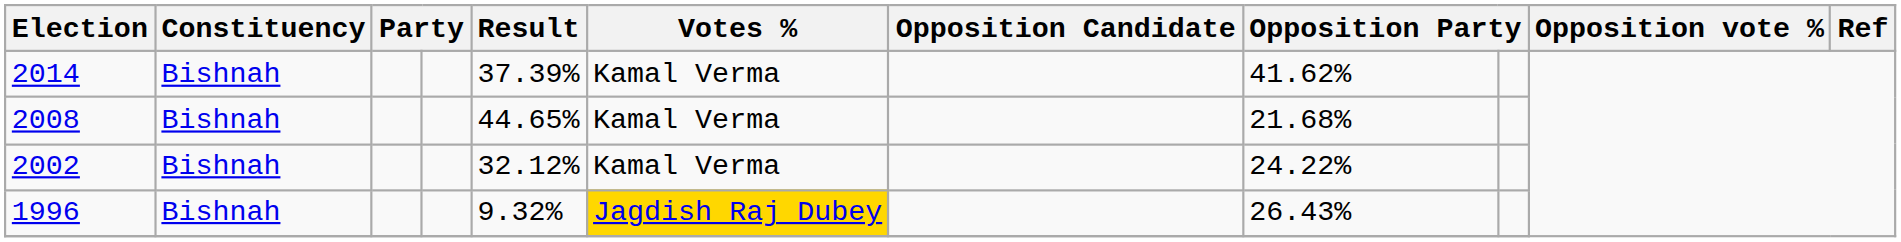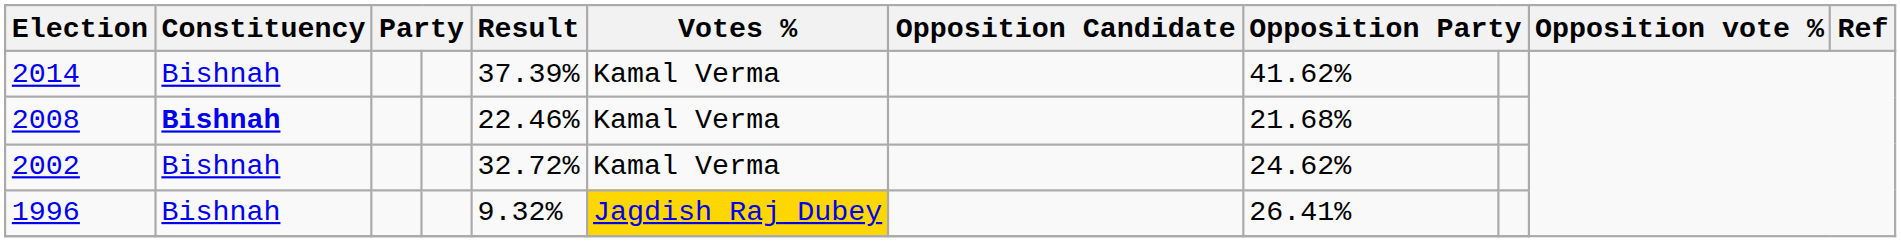(221, 121) normal -> (221, 121) bold
(529, 121) 44.65% -> (529, 121) 22.46%
(529, 167) 32.12% -> (529, 167) 32.72%
(1300, 167) 24.22% -> (1300, 167) 24.62%
(1300, 213) 26.43% -> (1300, 213) 26.41%
